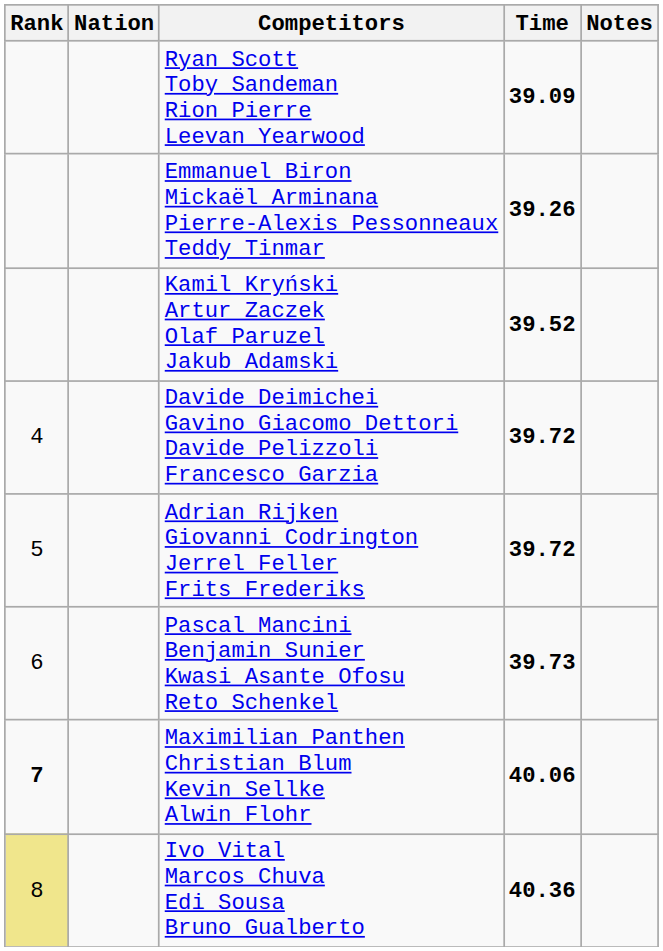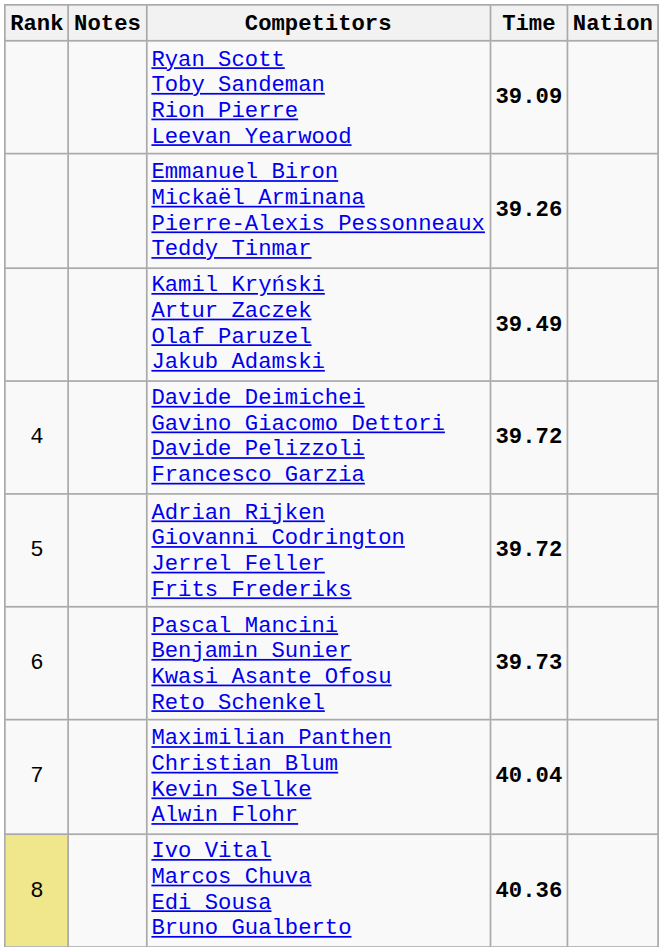columns swapped: (114, 23) <-> (620, 23)
(542, 324) 39.52 -> (529, 324) 39.49
(37, 777) bold -> (37, 777) normal
(542, 777) 40.06 -> (529, 777) 40.04
